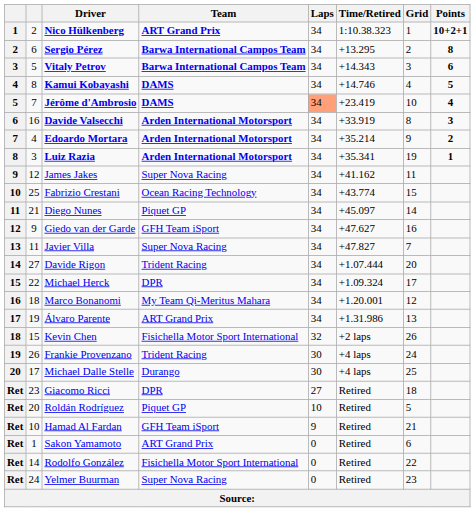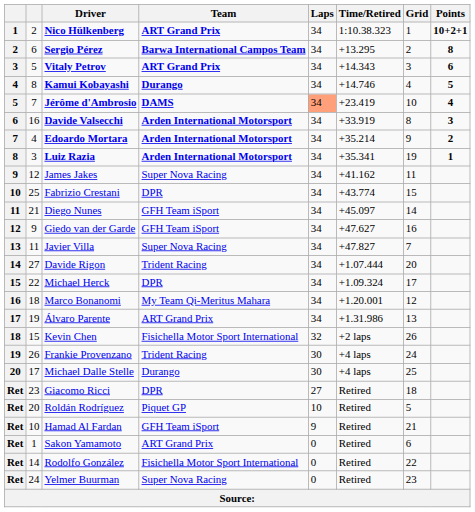(224, 66) Barwa International Campos Team -> (181, 66) ART Grand Prix
(158, 84) DAMS -> (162, 84) Durango
(199, 192) Ocean Racing Technology -> (152, 192) DPR
(164, 210) Piquet GP -> (180, 210) GFH Team iSport
